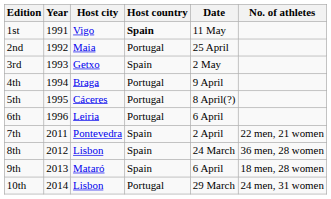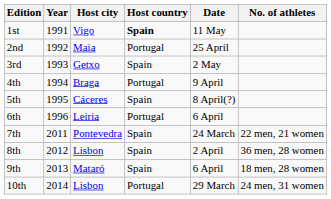(146, 99) Portugal -> (139, 99) Spain
(208, 133) 2 April -> (214, 133) 24 March
(214, 151) 24 March -> (208, 151) 2 April
